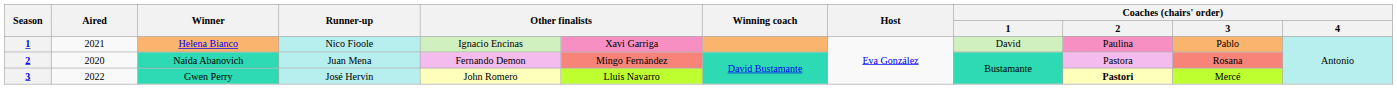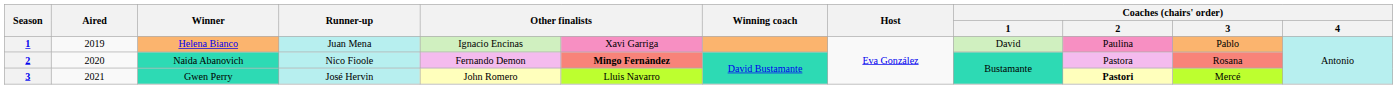(95, 45) 2021 -> (95, 45) 2019
(349, 45) Nico Fioole -> (349, 45) Juan Mena
(349, 60) Juan Mena -> (349, 60) Nico Fioole
(632, 60) normal -> (632, 60) bold
(95, 76) 2022 -> (95, 76) 2021
